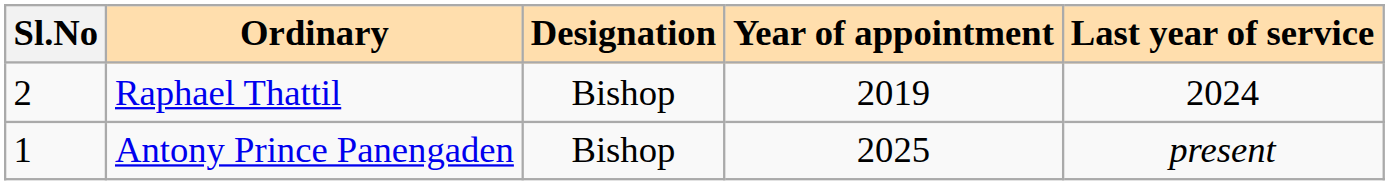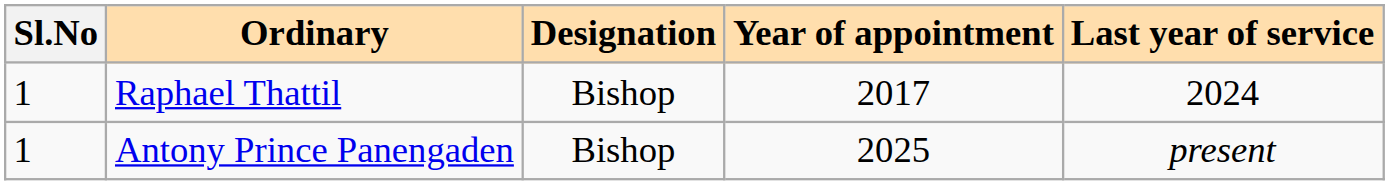(23, 91) 2 -> (23, 91) 1
(893, 91) 2019 -> (893, 91) 2017
